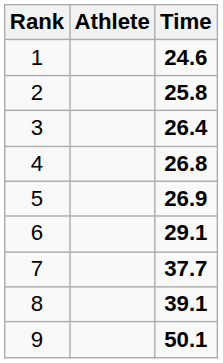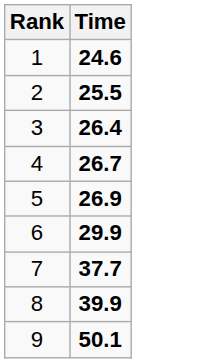- column: (112, 22)
(186, 92) 25.8 -> (100, 92) 25.5
(186, 163) 26.8 -> (100, 163) 26.7
(186, 233) 29.1 -> (100, 233) 29.9
(186, 304) 39.1 -> (100, 304) 39.9
